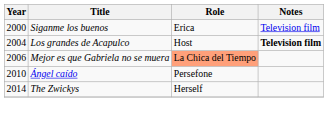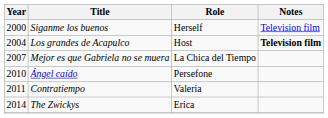(184, 27) Erica -> (188, 27) Herself
(16, 58) 2006 -> (16, 58) 2007
(215, 58) lightsalmon background -> (215, 58) no background
+ row: (58, 89)
(188, 89) Herself -> (184, 105) Erica
